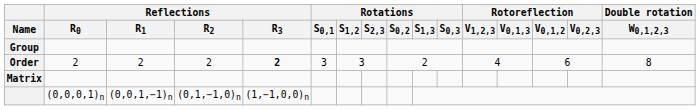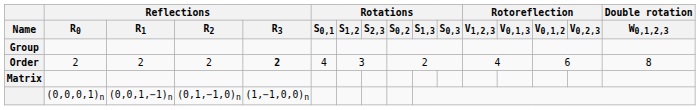(324, 63) 3 -> (324, 63) 4
